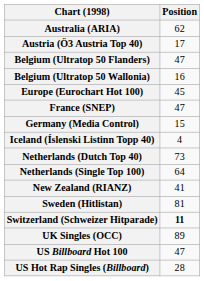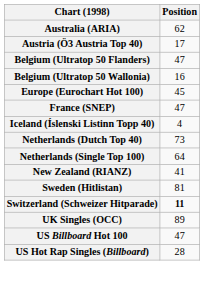- row: (82, 124)
